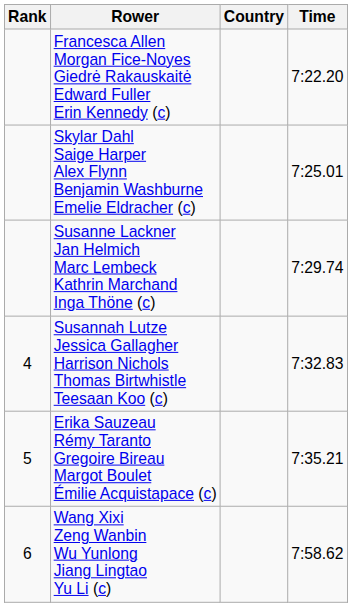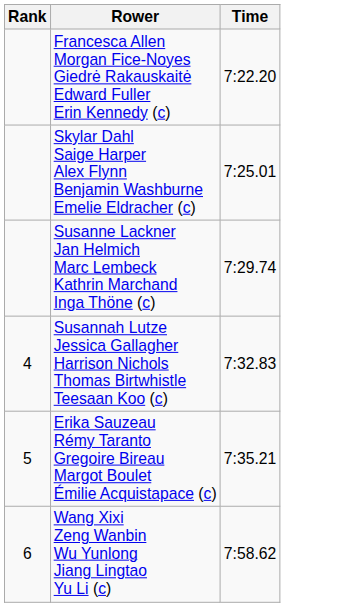- column: (254, 16)
